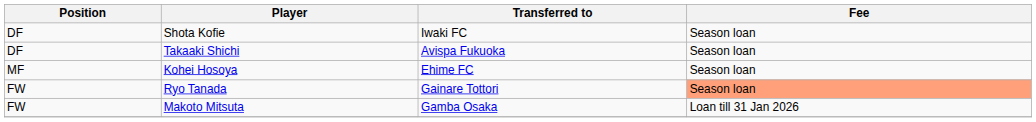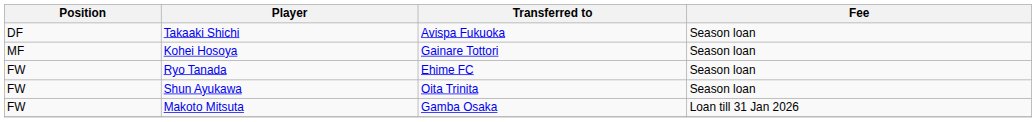- row: (194, 32)
(447, 70) Ehime FC -> (460, 51) Gainare Tottori
(460, 88) Gainare Tottori -> (447, 70) Ehime FC
(723, 88) lightsalmon background -> (723, 70) no background
+ row: (203, 88)
